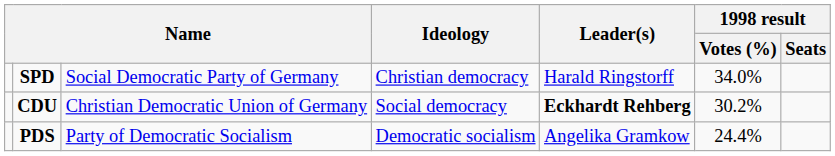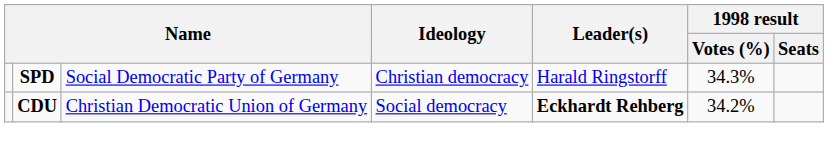(738, 77) 34.0% -> (731, 77) 34.3%
(738, 106) 30.2% -> (731, 106) 34.2%
- row: (37, 135)
